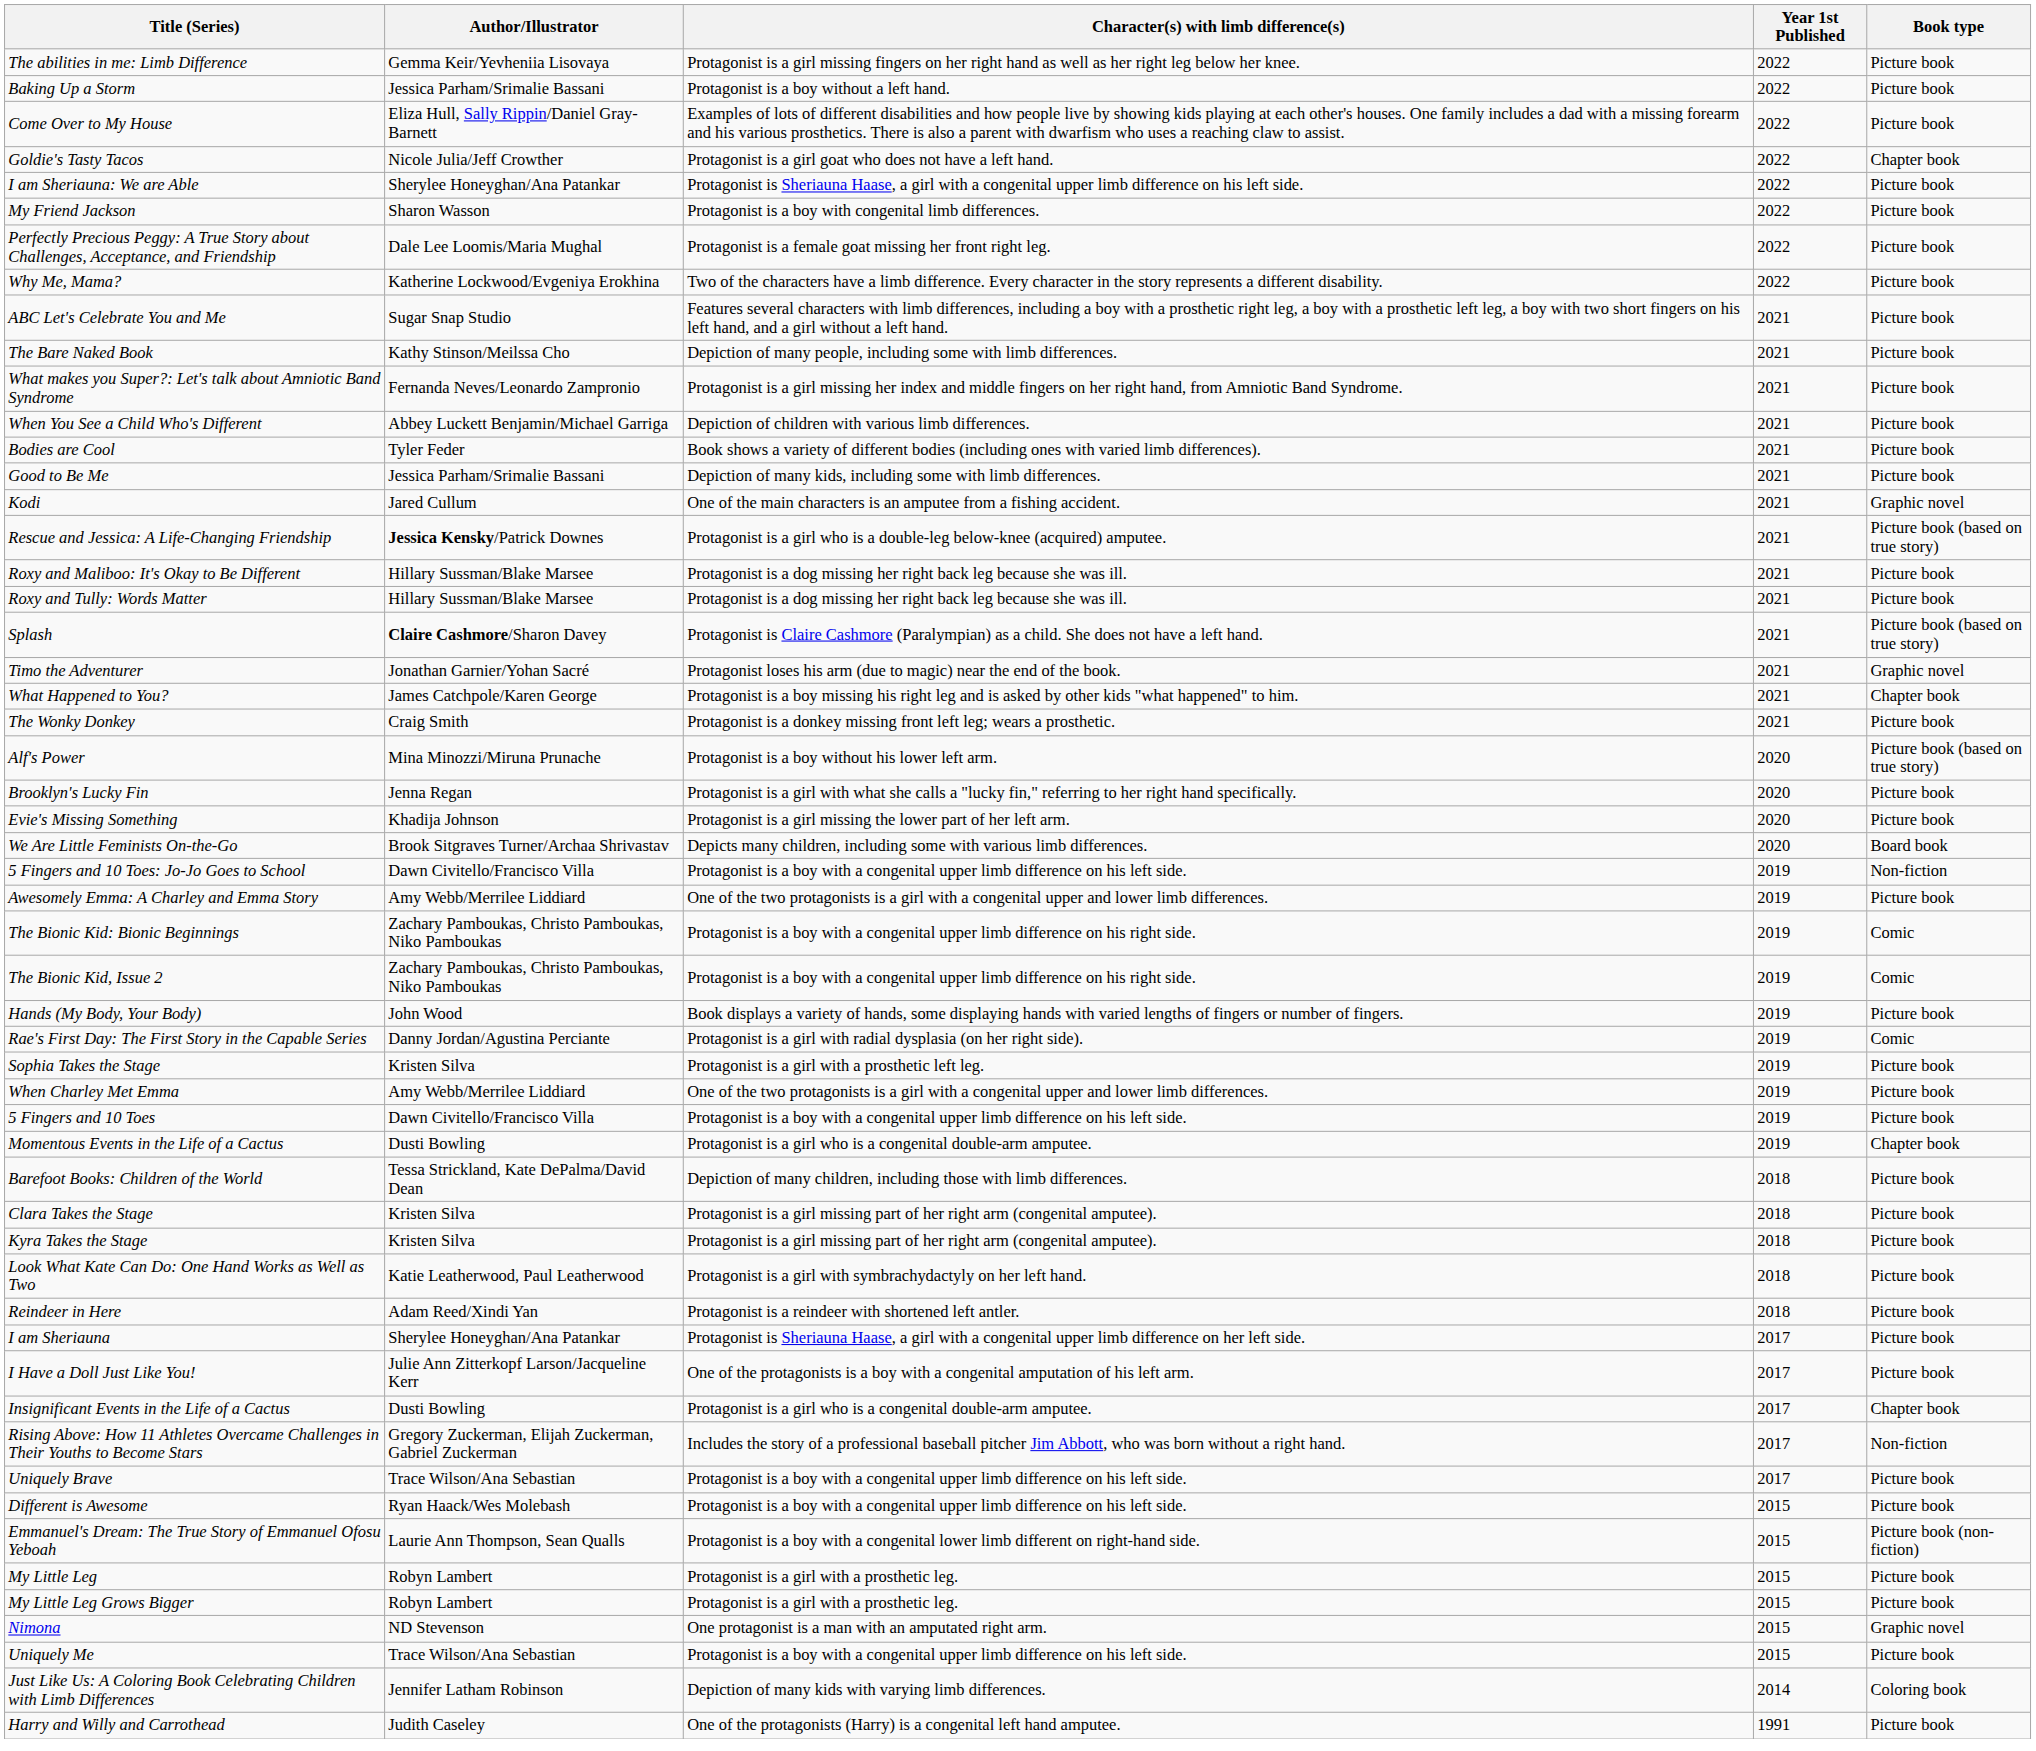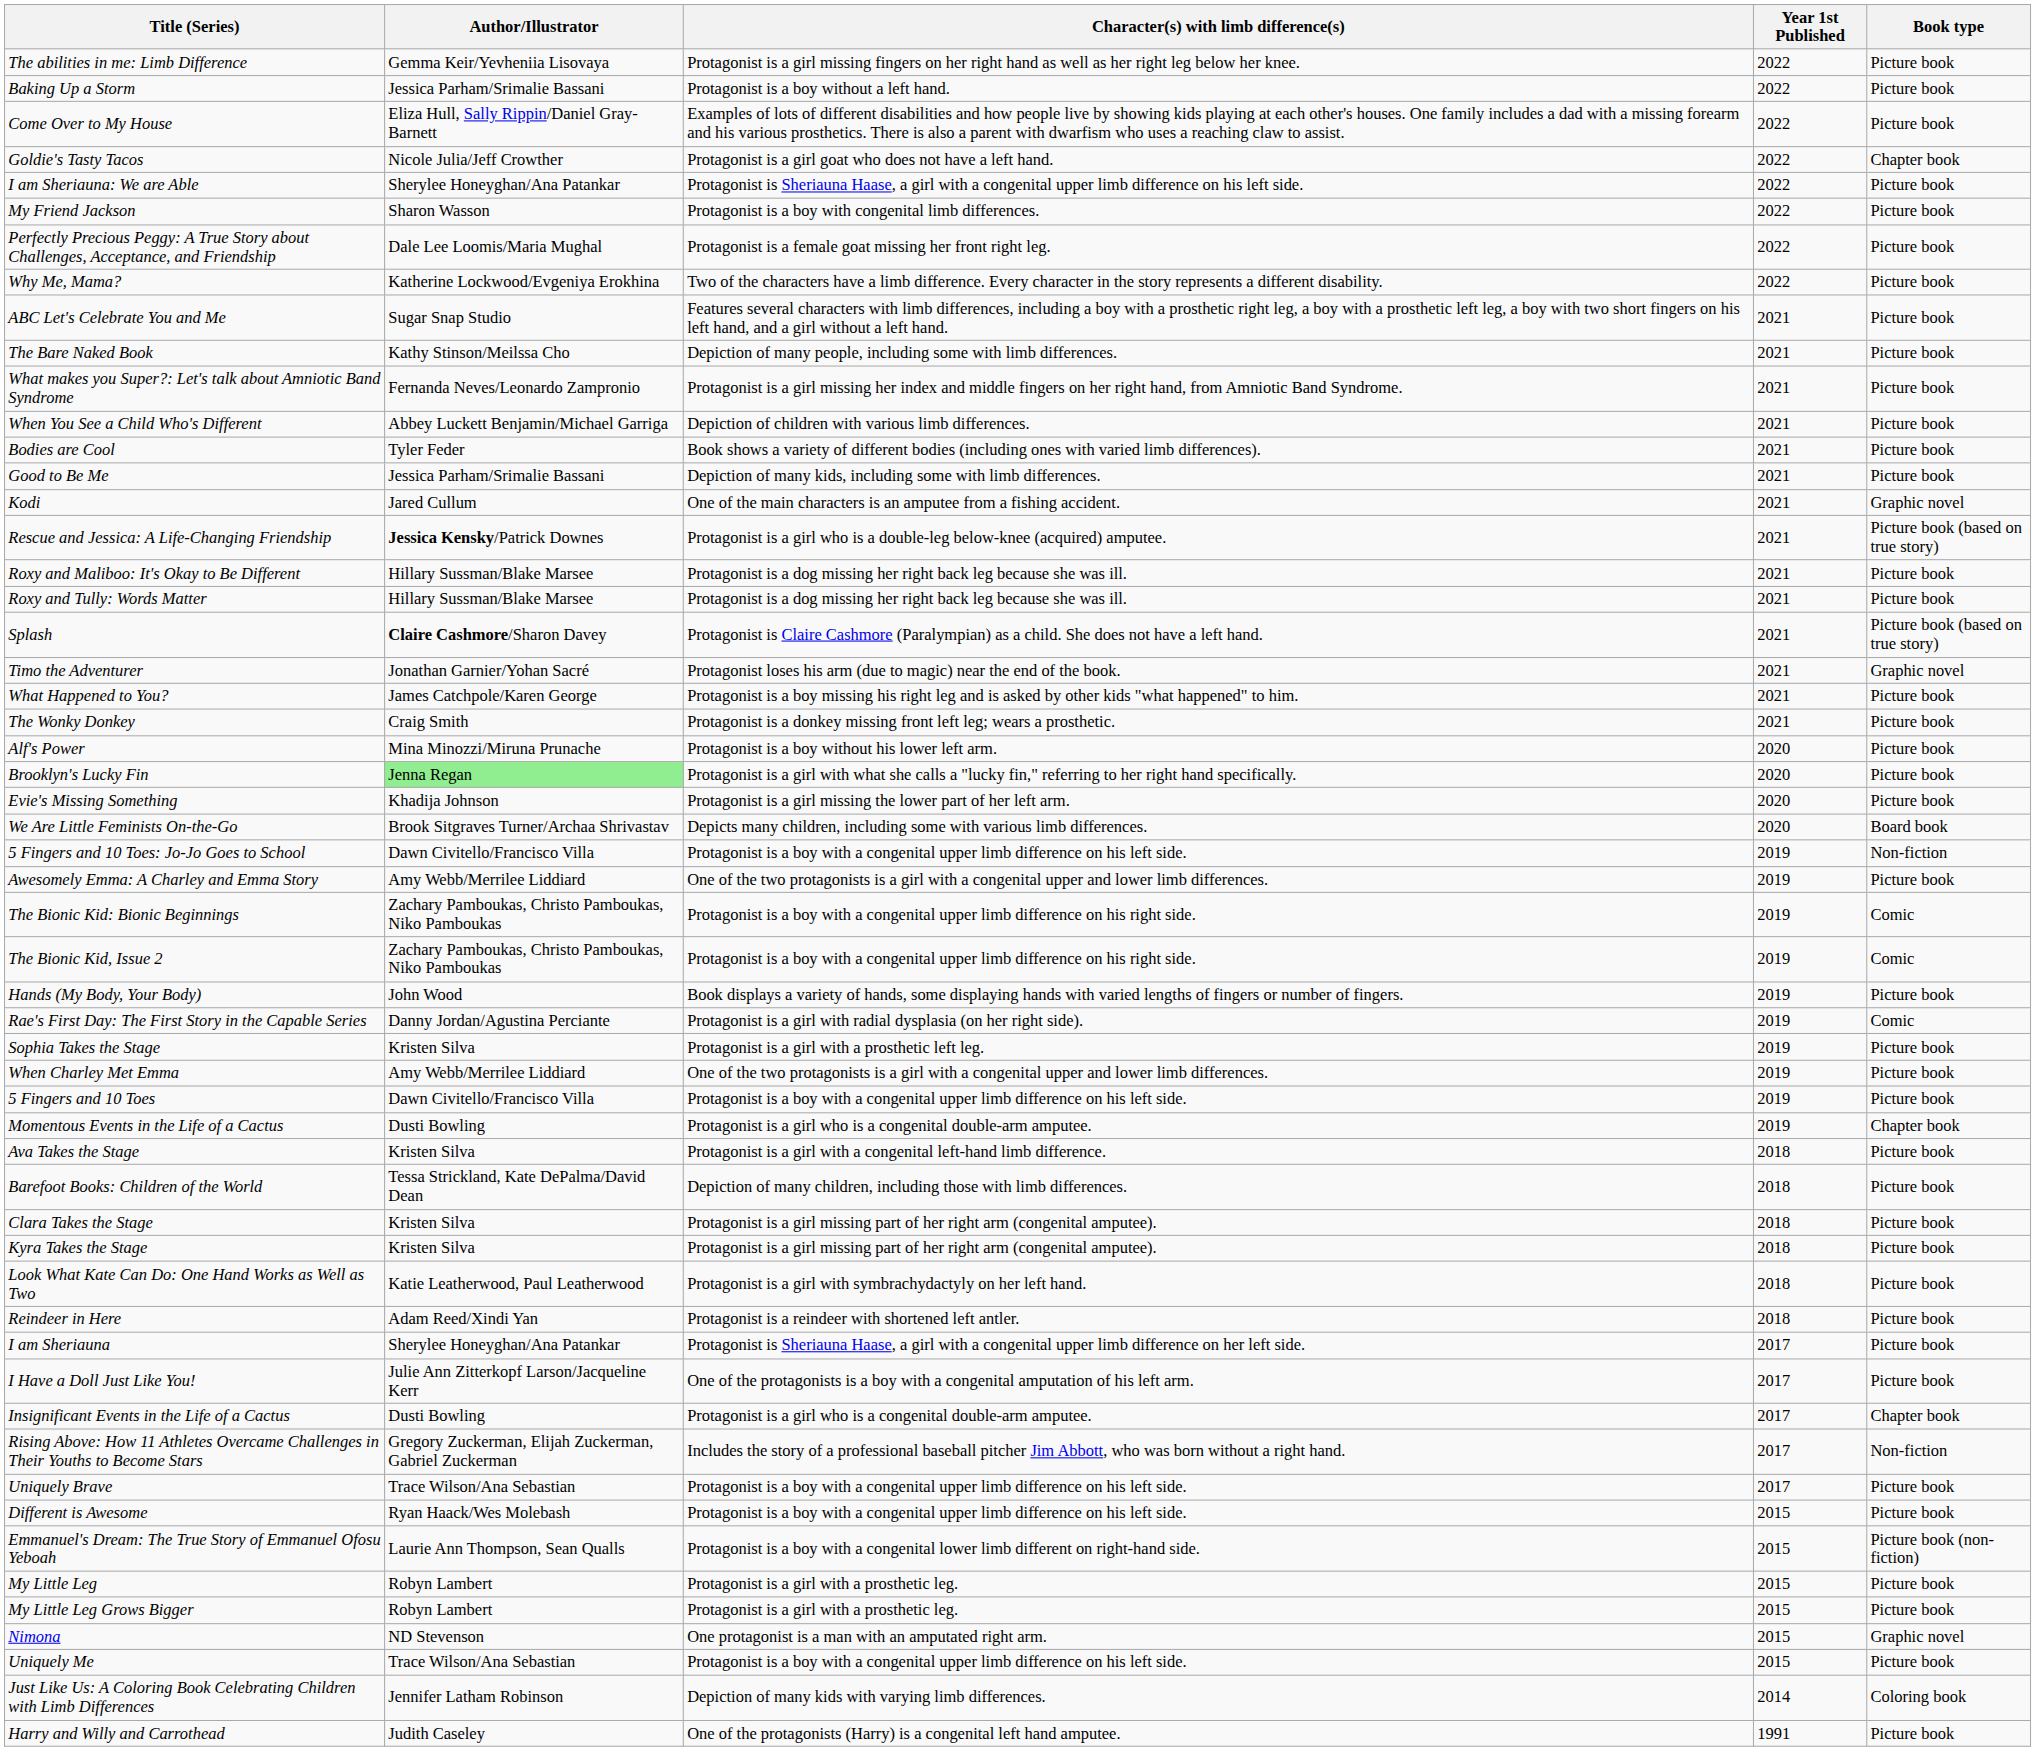(1915, 696) Chapter book -> (1912, 696) Picture book
(1946, 757) Picture book (based on true story) -> (1912, 748) Picture book
(430, 793) no background -> (430, 774) lightgreen background
+ row: (74, 1151)
